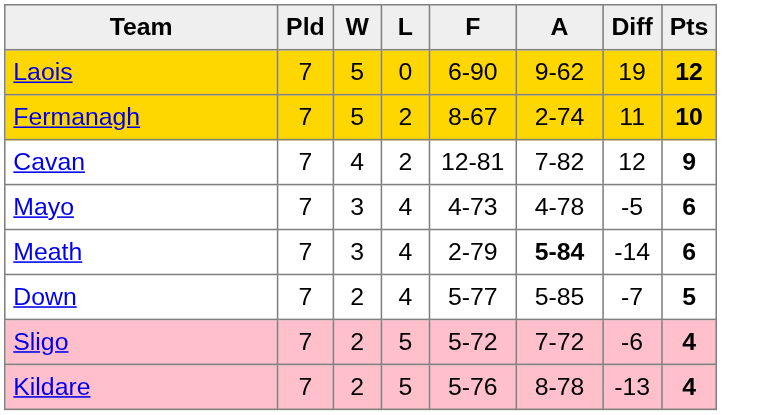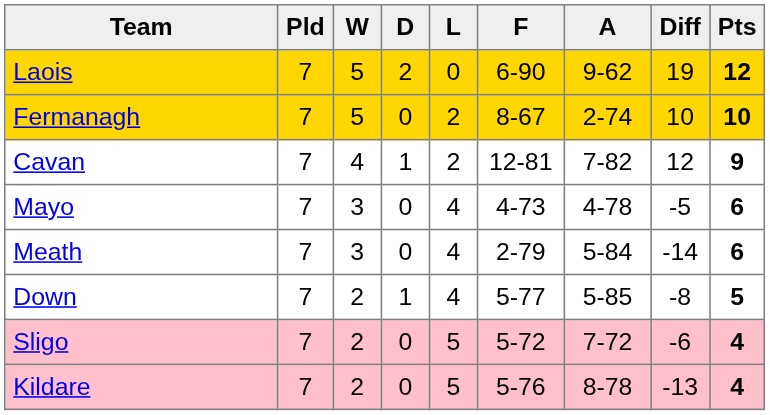+ column: (405, 26)
(632, 116) 11 -> (680, 116) 10
(560, 251) bold -> (608, 251) normal
(632, 296) -7 -> (680, 296) -8
